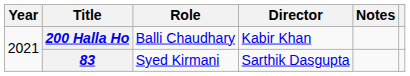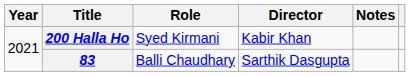(185, 37) Balli Chaudhary -> (178, 37) Syed Kirmani
(178, 60) Syed Kirmani -> (185, 60) Balli Chaudhary
